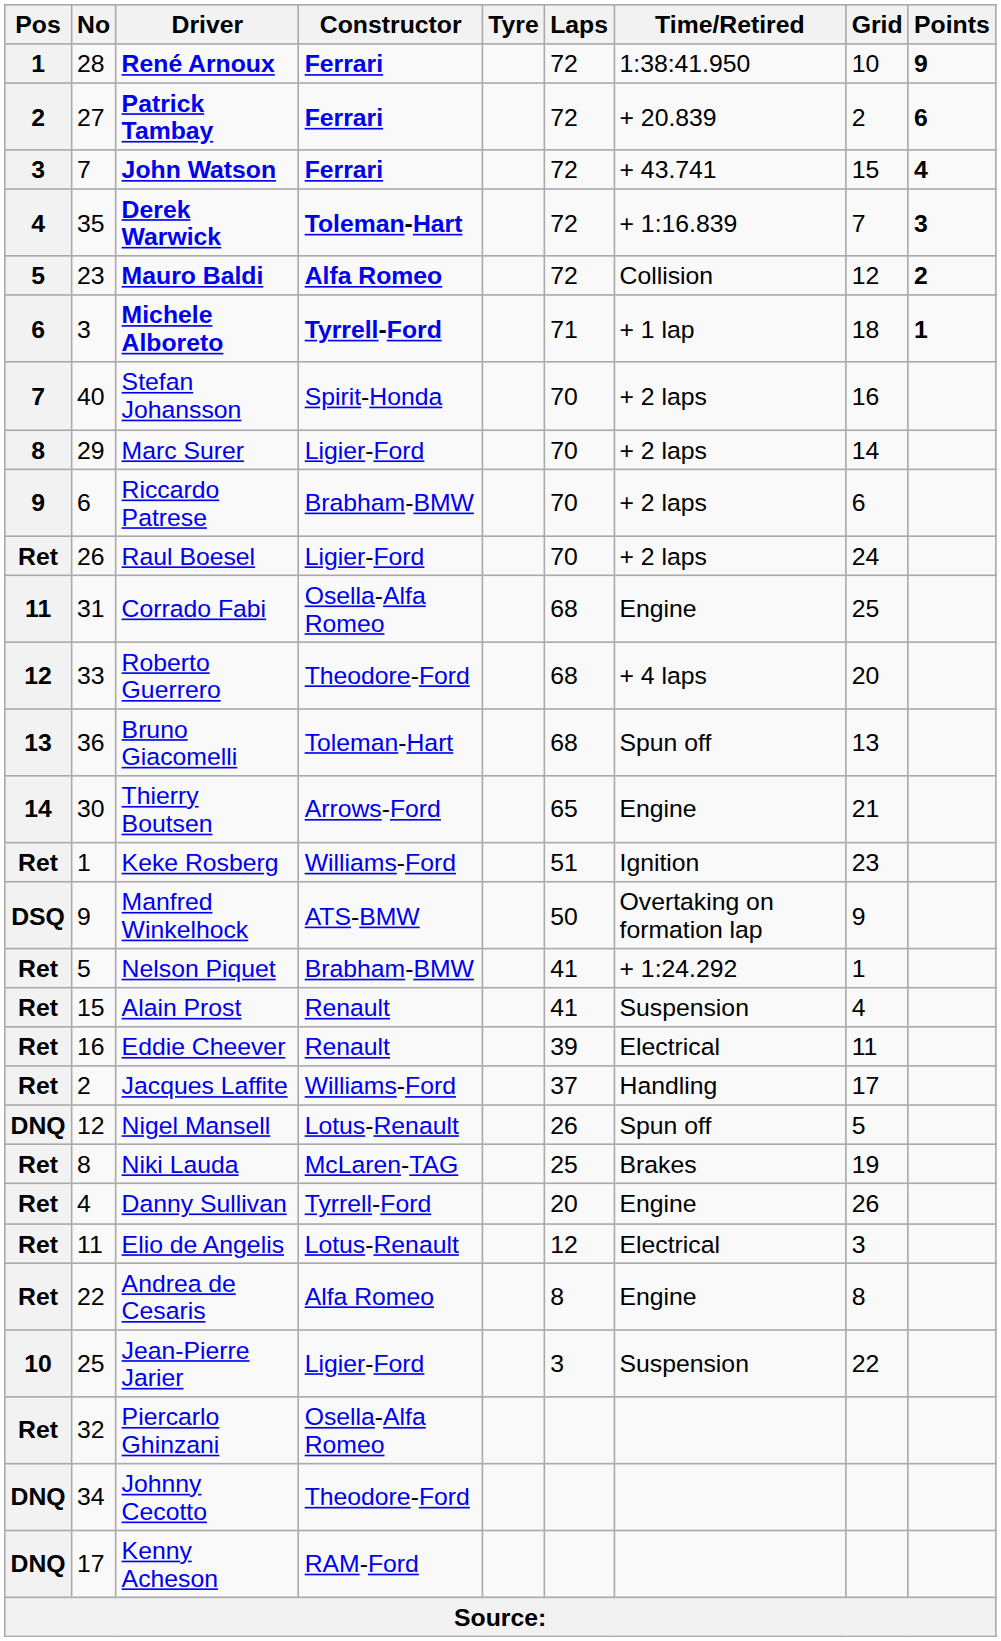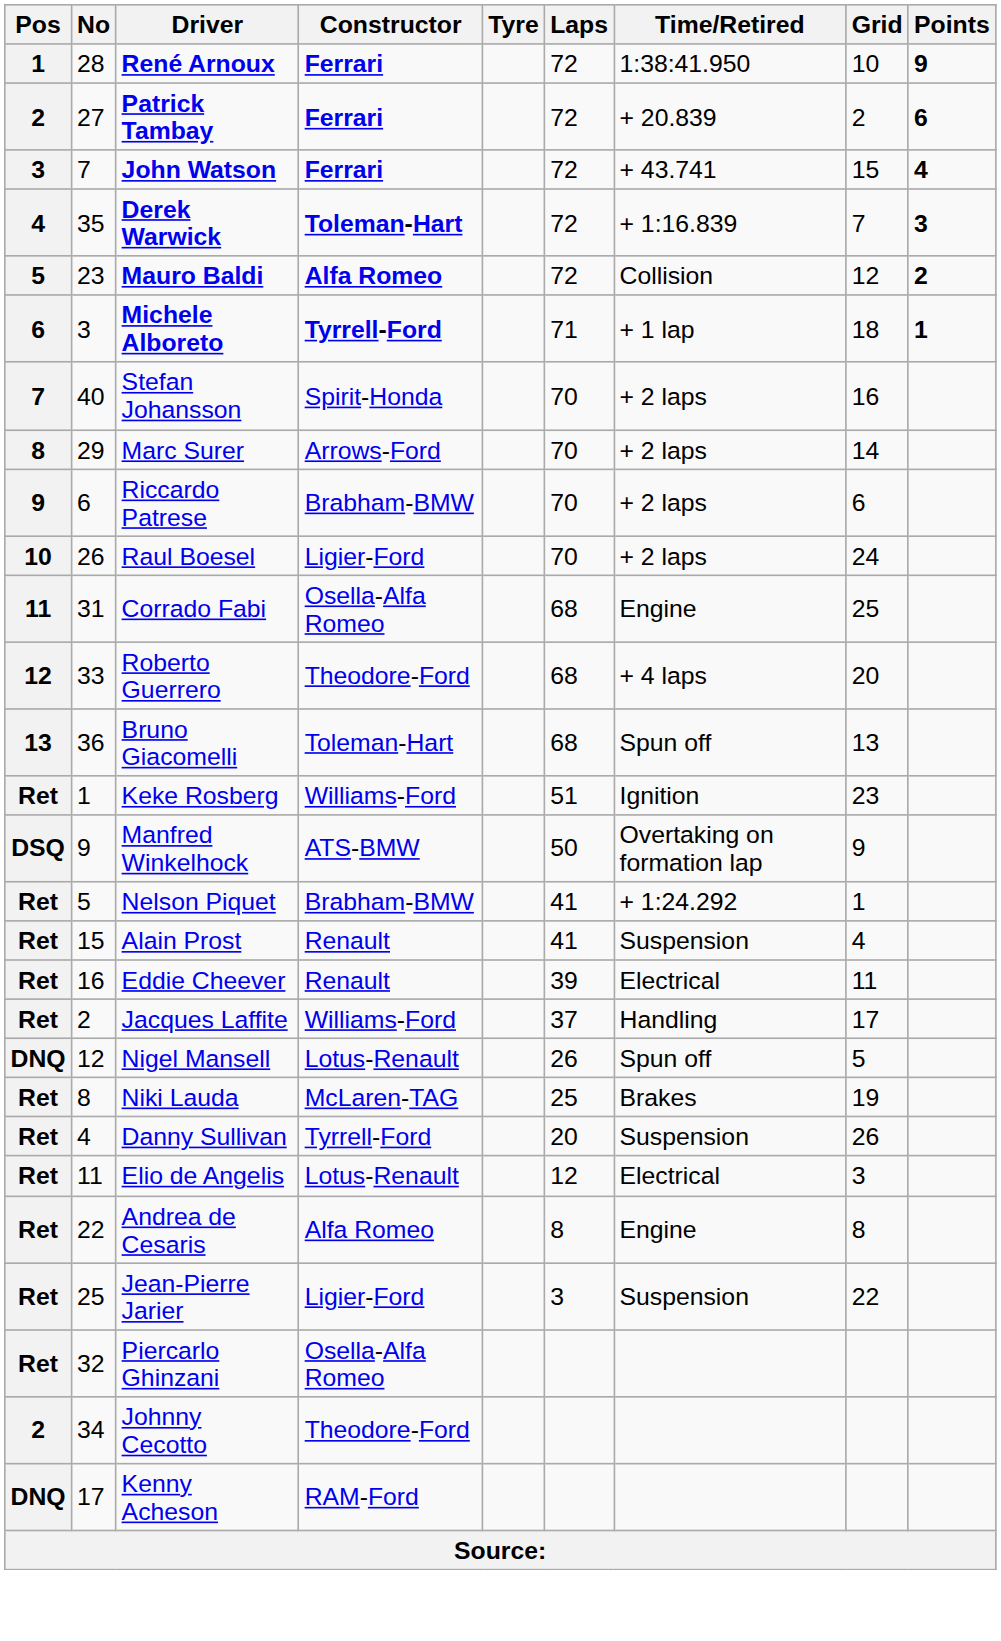(365, 449) Ligier-Ford -> (373, 449) Arrows-Ford
(38, 555) Ret -> (38, 555) 10
- row: (167, 809)
(658, 1204) Engine -> (684, 1137) Suspension
(38, 1363) 10 -> (38, 1296) Ret
(38, 1497) DNQ -> (38, 1430) 2
